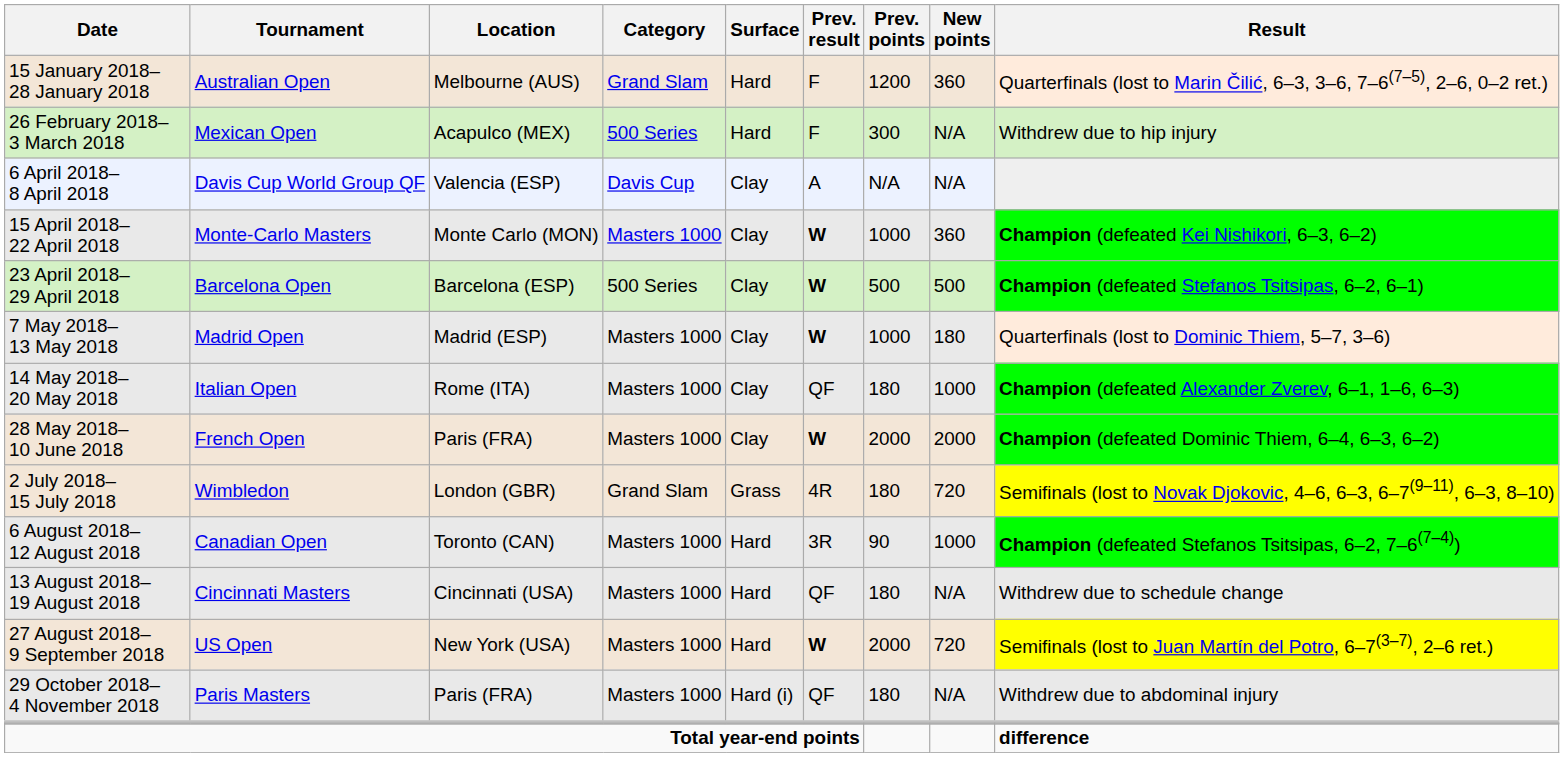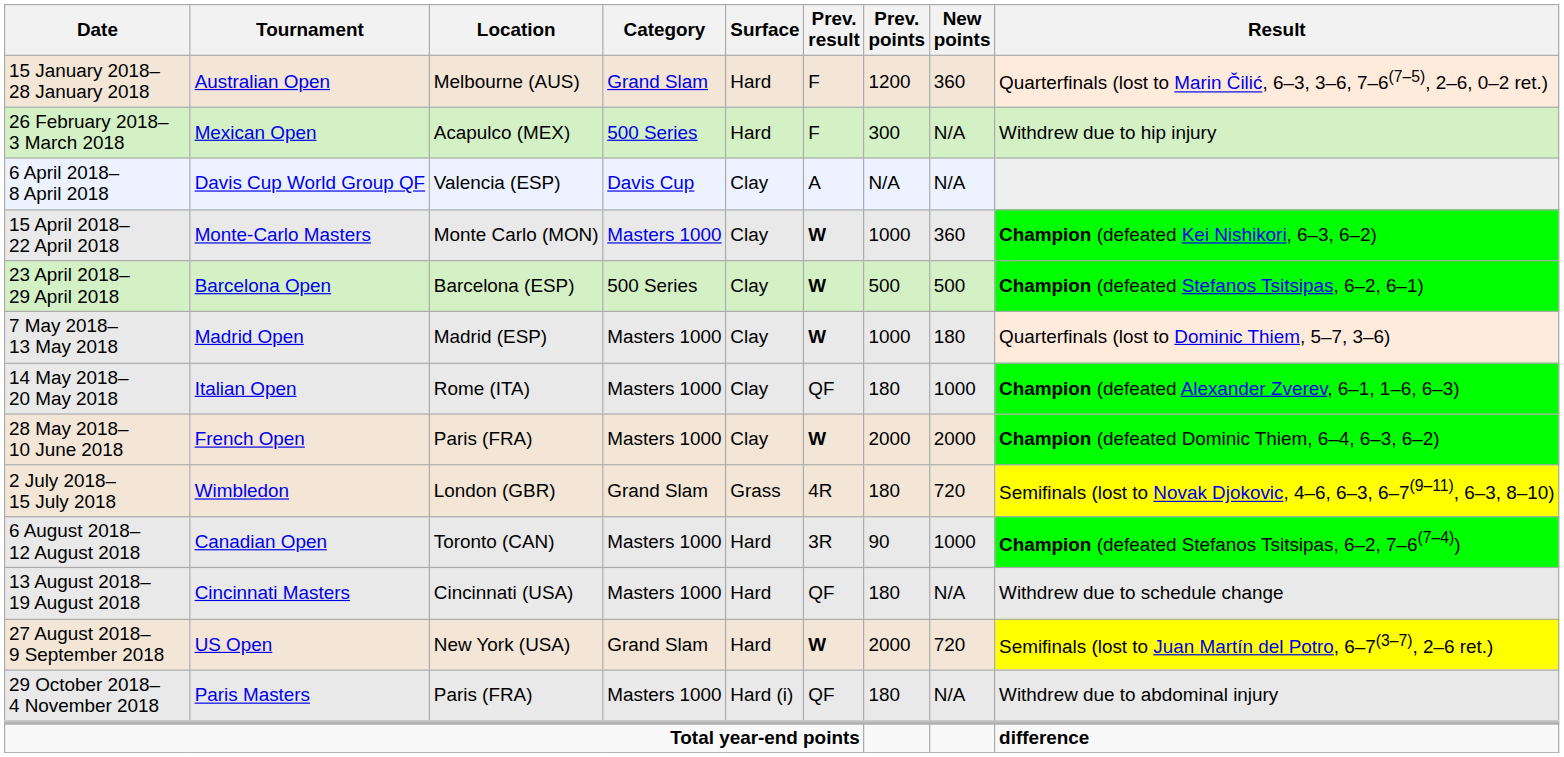(664, 644) Masters 1000 -> (658, 644) Grand Slam
